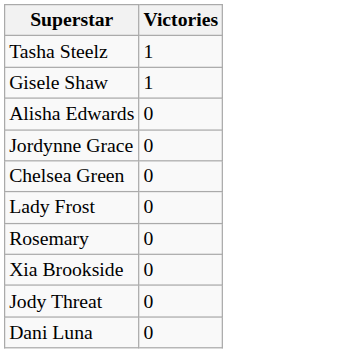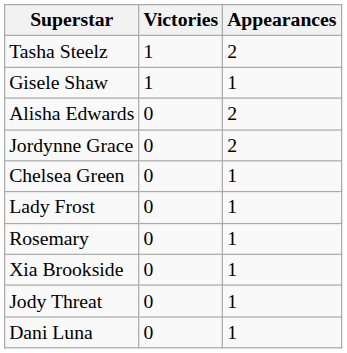+ column: (282, 20)
